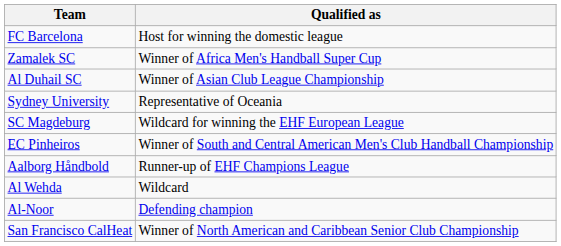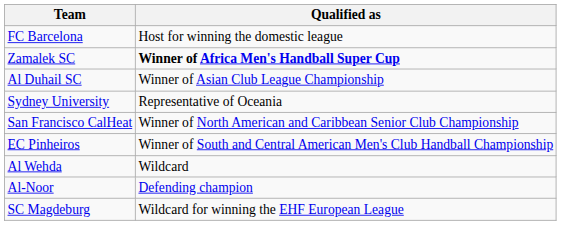(260, 58) normal -> (269, 58) bold
rows swapped: (70, 230) <-> (49, 123)
- row: (58, 166)
